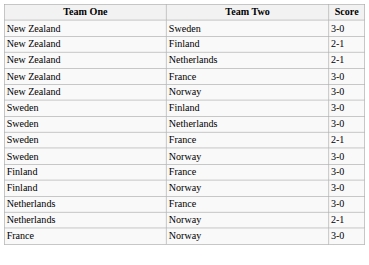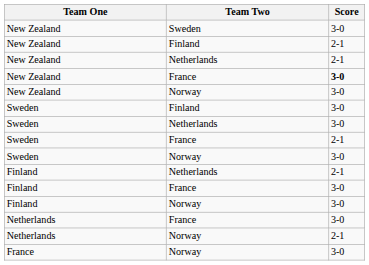(338, 76) normal -> (338, 76) bold
+ row: (22, 172)
